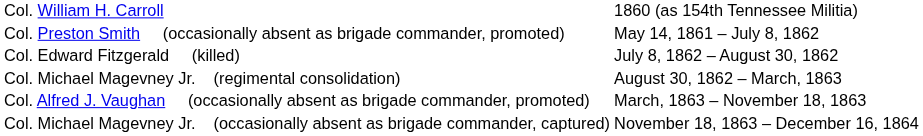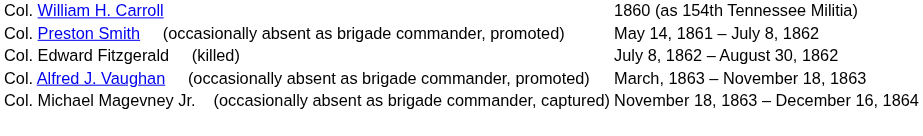- row: (202, 78)
